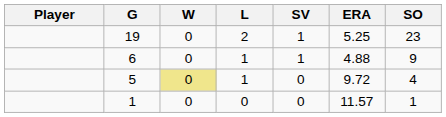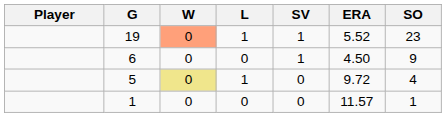(188, 36) no background -> (188, 36) lightsalmon background
(245, 36) 2 -> (245, 36) 1
(357, 36) 5.25 -> (357, 36) 5.52
(245, 58) 1 -> (245, 58) 0
(357, 58) 4.88 -> (357, 58) 4.50
